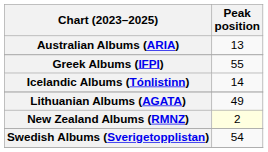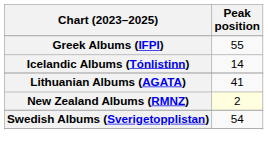- row: (108, 45)
(237, 100) 49 -> (237, 82) 41
